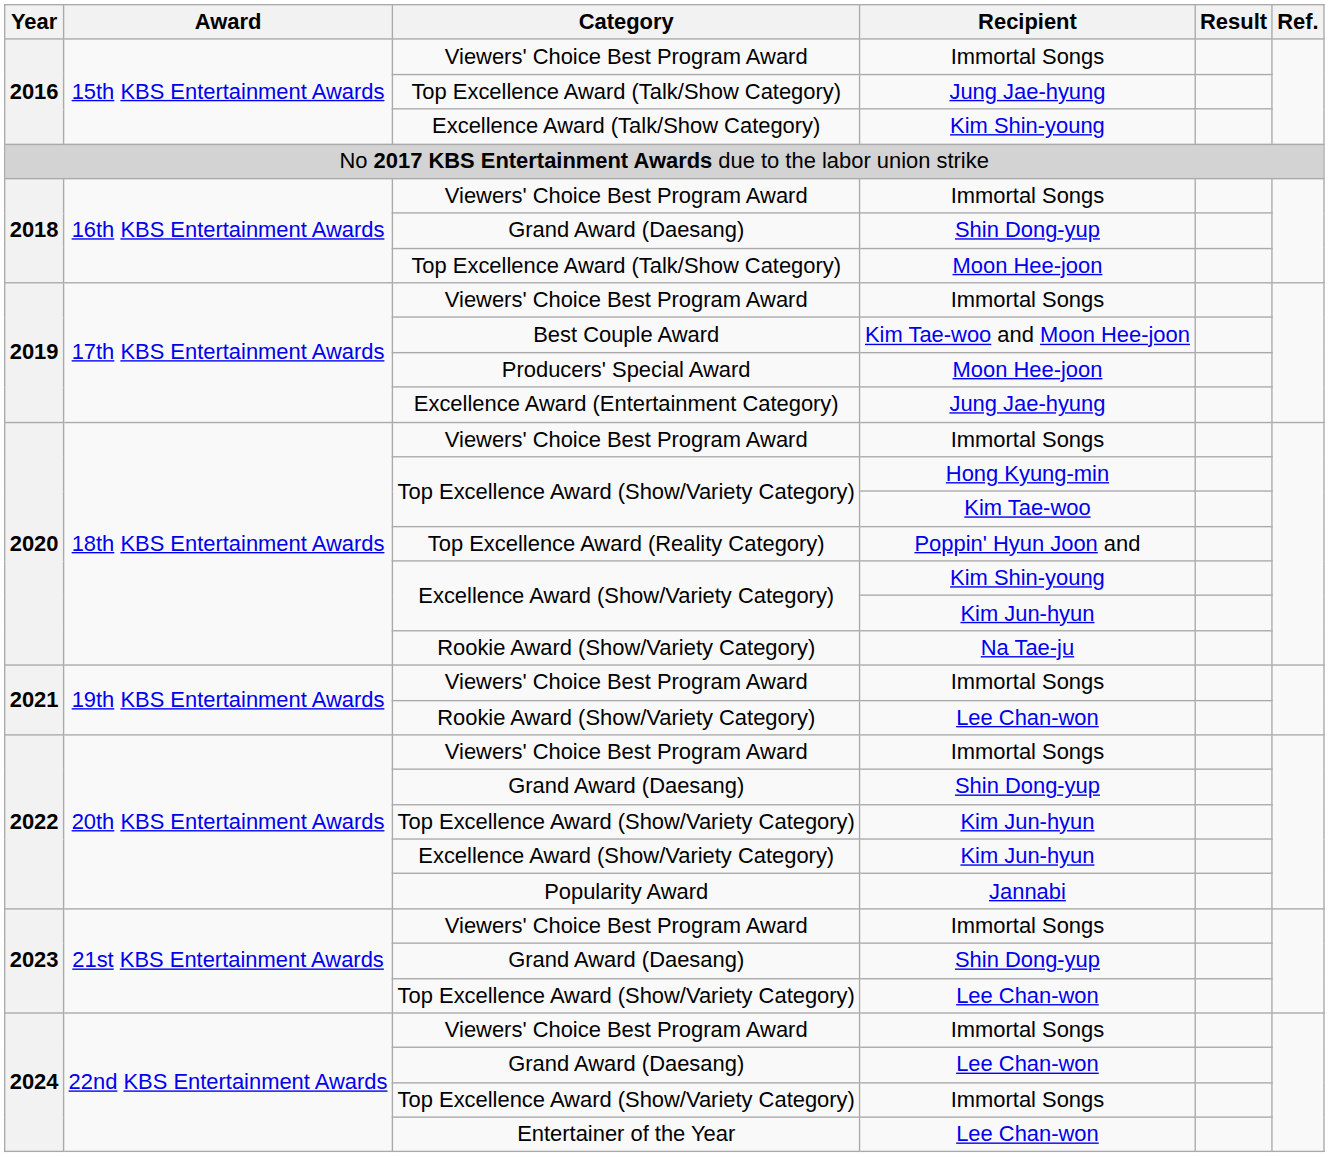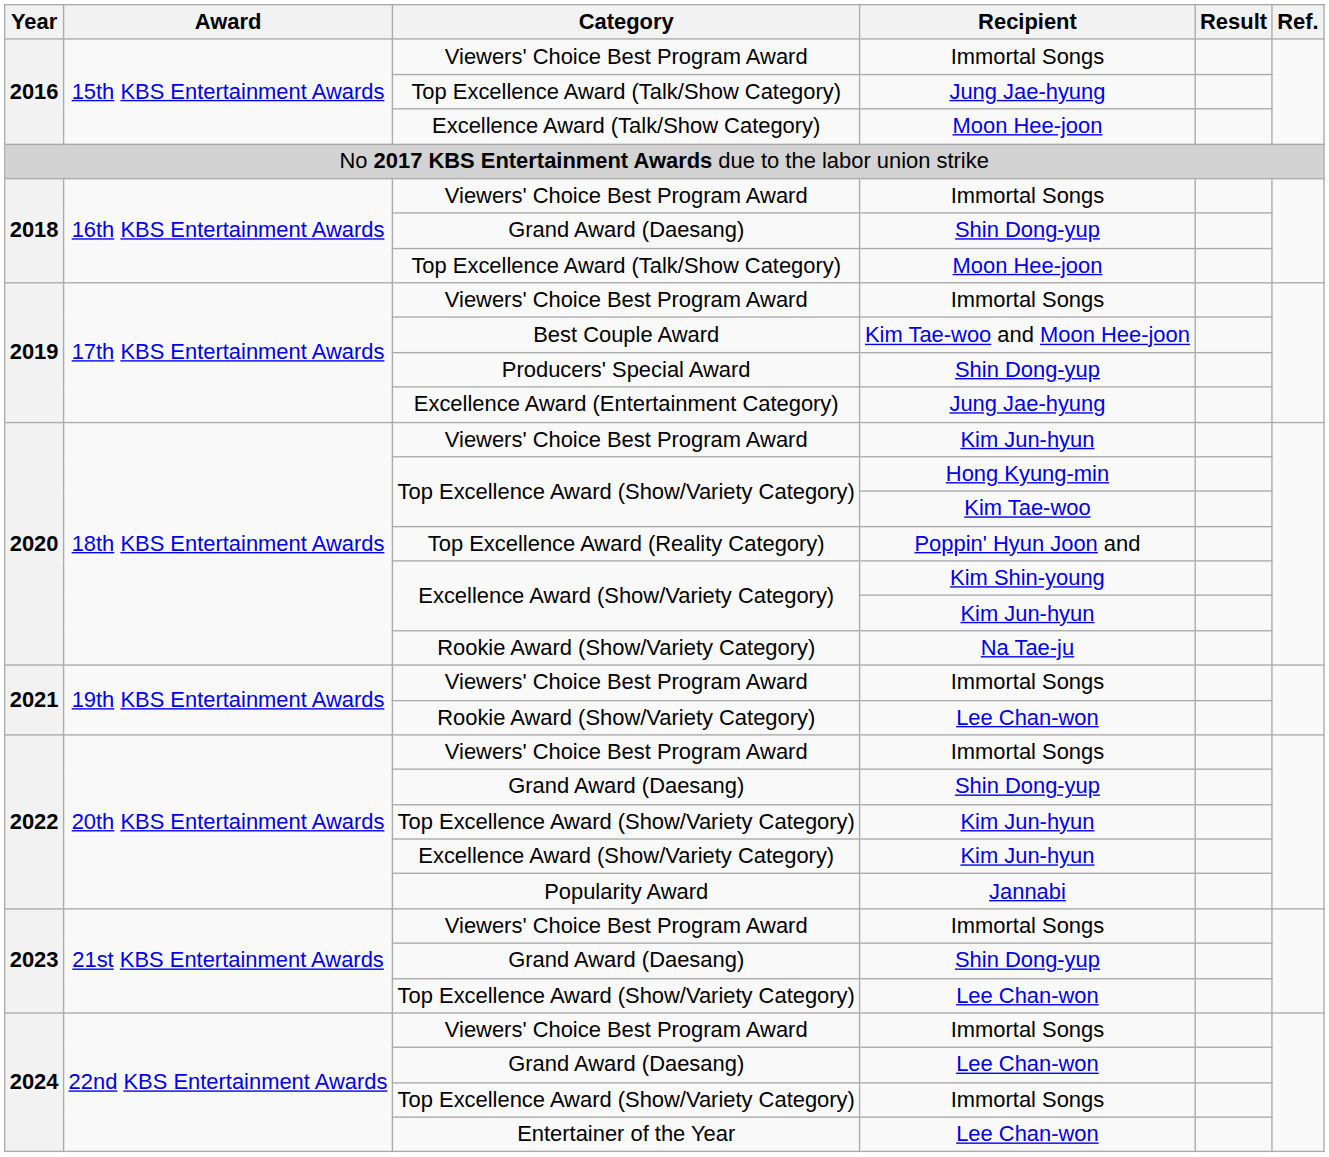(1027, 126) Kim Shin-young -> (1027, 126) Moon Hee-joon
(1027, 369) Moon Hee-joon -> (1027, 369) Shin Dong-yup
(1027, 439) Immortal Songs -> (1027, 439) Kim Jun-hyun
